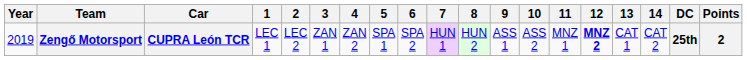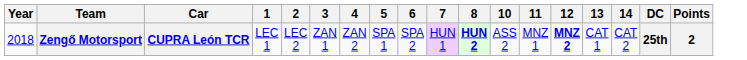- column: (505, 13)
(21, 39) 2019 -> (21, 39) 2018
(474, 39) normal -> (474, 39) bold
